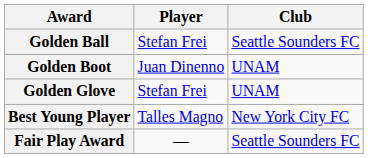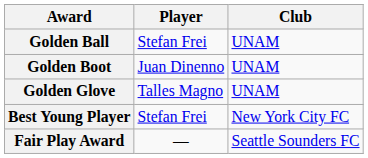(295, 41) Seattle Sounders FC -> (255, 41) UNAM
(172, 91) Stefan Frei -> (180, 91) Talles Magno
(180, 116) Talles Magno -> (172, 116) Stefan Frei
